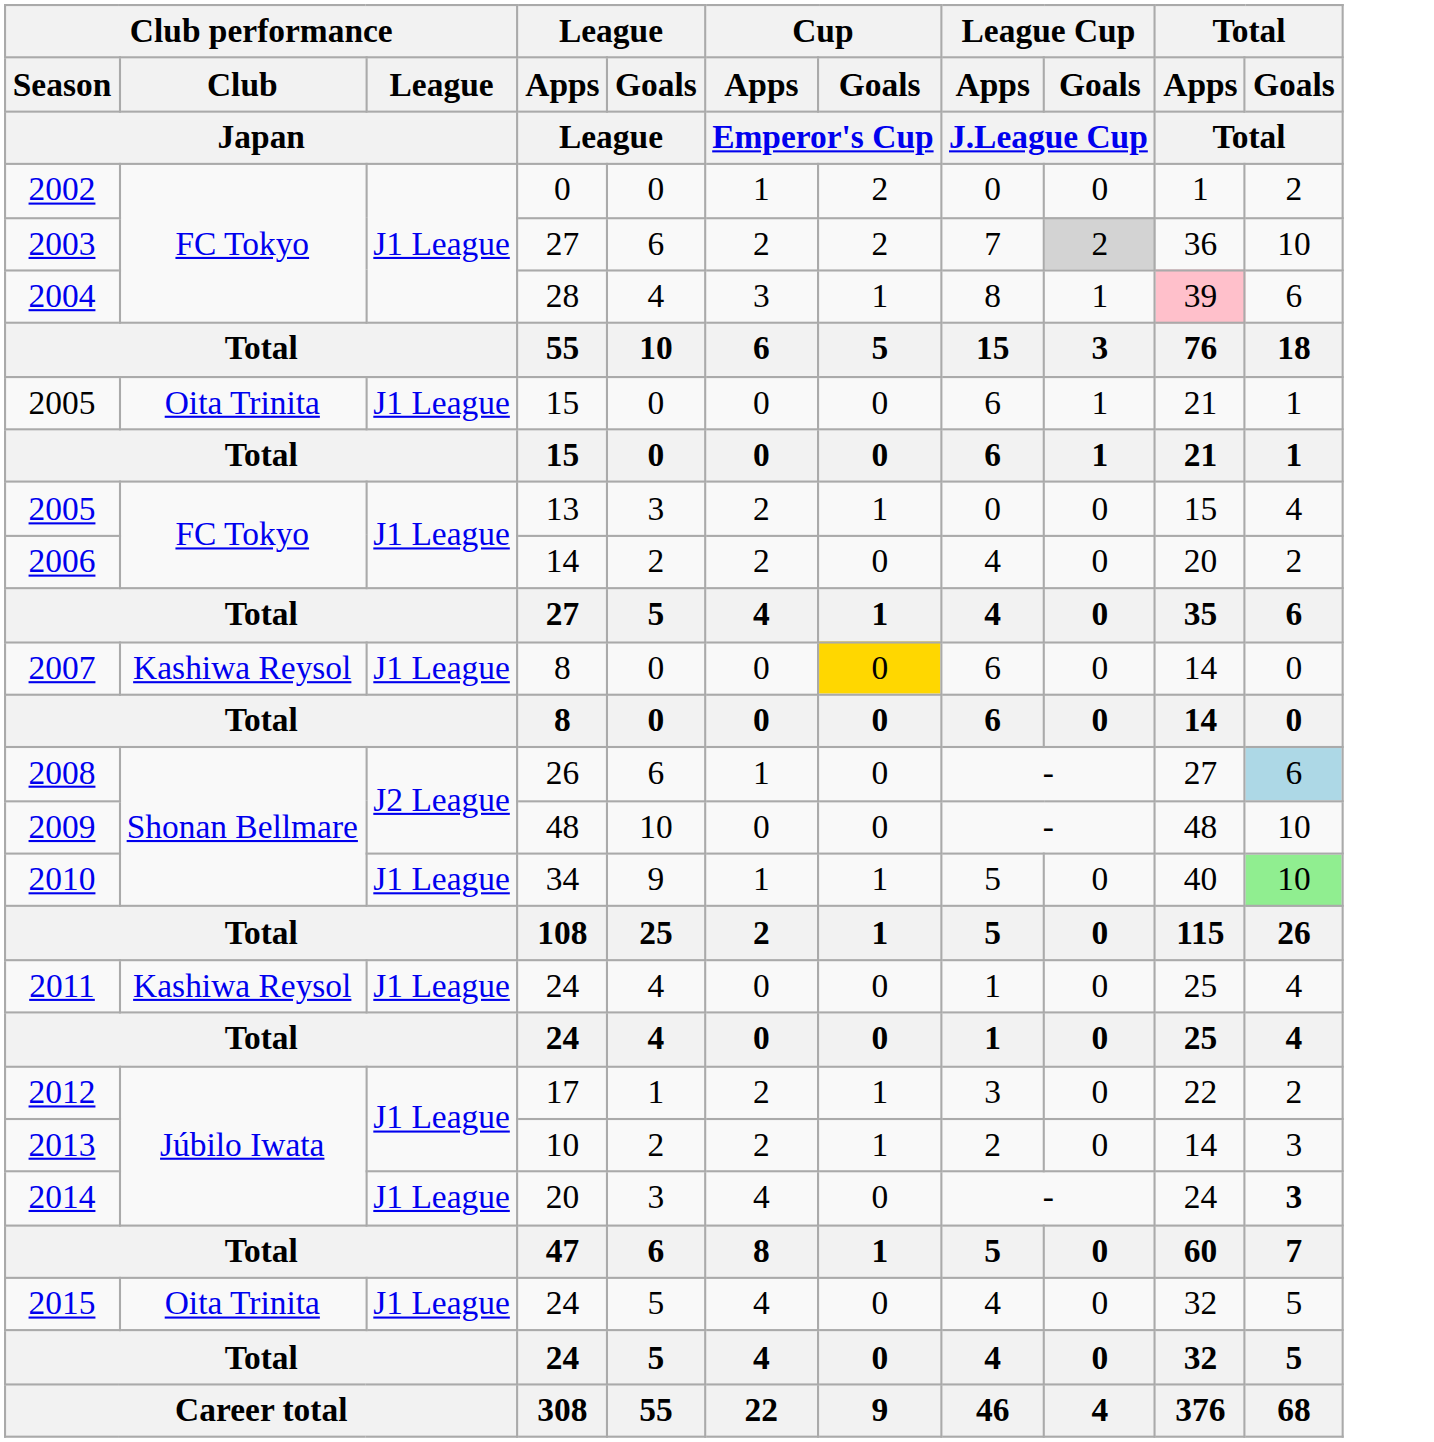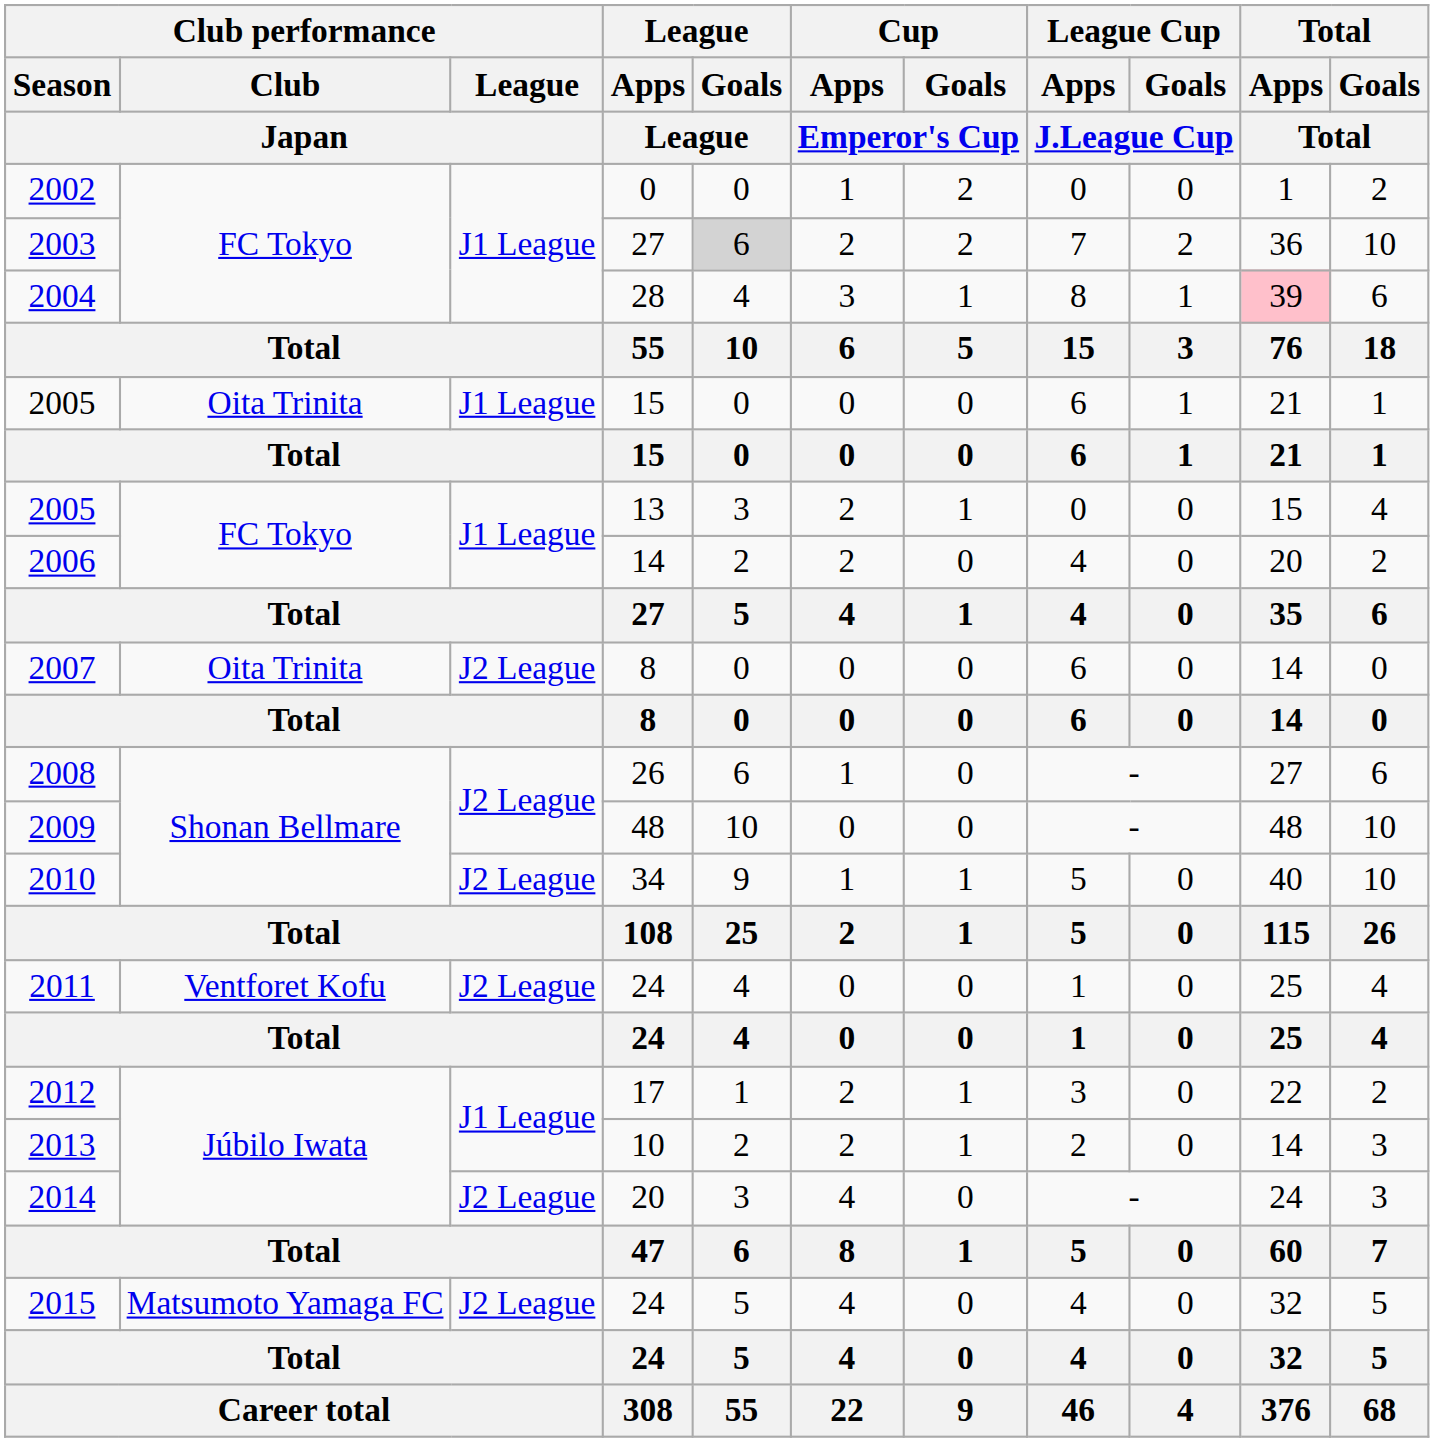(656, 243) no background -> (741, 243) lightgrey background
(1100, 243) lightgrey background -> (1185, 243) no background
(242, 667) Kashiwa Reysol -> (285, 667) Oita Trinita
(442, 667) J1 League -> (527, 667) J2 League
(880, 667) gold background -> (965, 667) no background
(1294, 773) lightblue background -> (1379, 773) no background
(442, 879) J1 League -> (527, 879) J2 League
(1294, 879) lightgreen background -> (1379, 879) no background
(242, 985) Kashiwa Reysol -> (285, 985) Ventforet Kofu
(442, 985) J1 League -> (527, 985) J2 League
(442, 1197) J1 League -> (527, 1197) J2 League
(1294, 1197) bold -> (1379, 1197) normal
(242, 1303) Oita Trinita -> (285, 1303) Matsumoto Yamaga FC
(442, 1303) J1 League -> (527, 1303) J2 League
